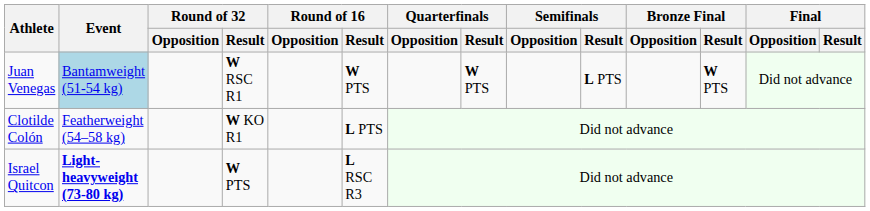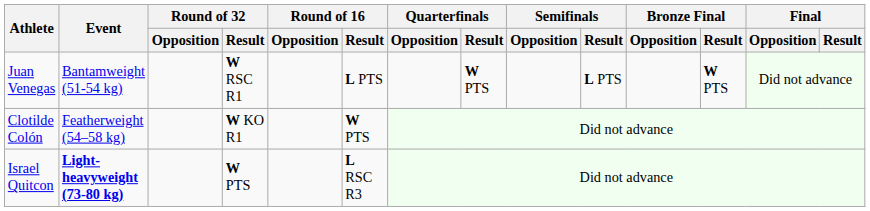(104, 80) lightblue background -> (104, 80) no background
(358, 80) W PTS -> (364, 80) L PTS
(364, 129) L PTS -> (358, 129) W PTS
